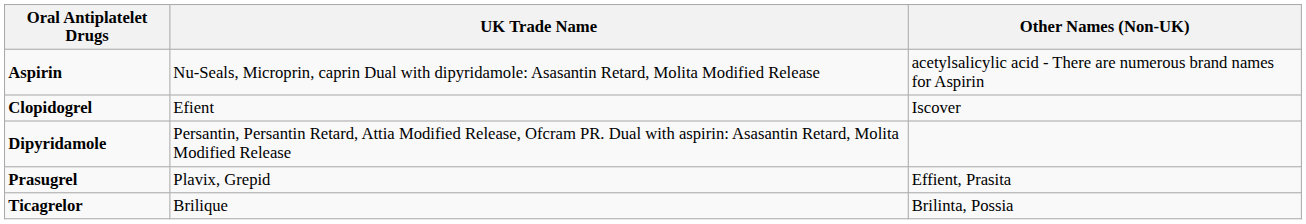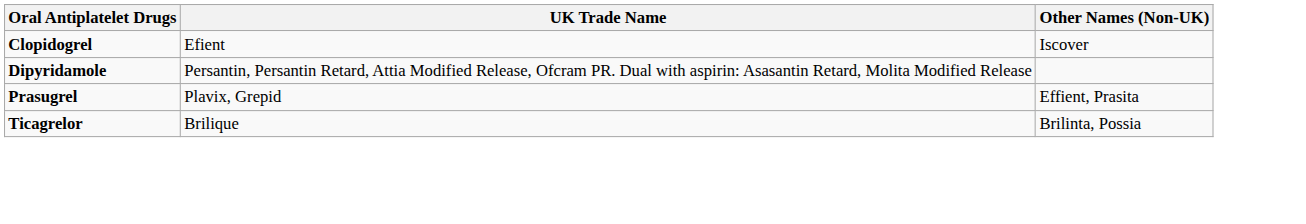- row: (35, 72)
